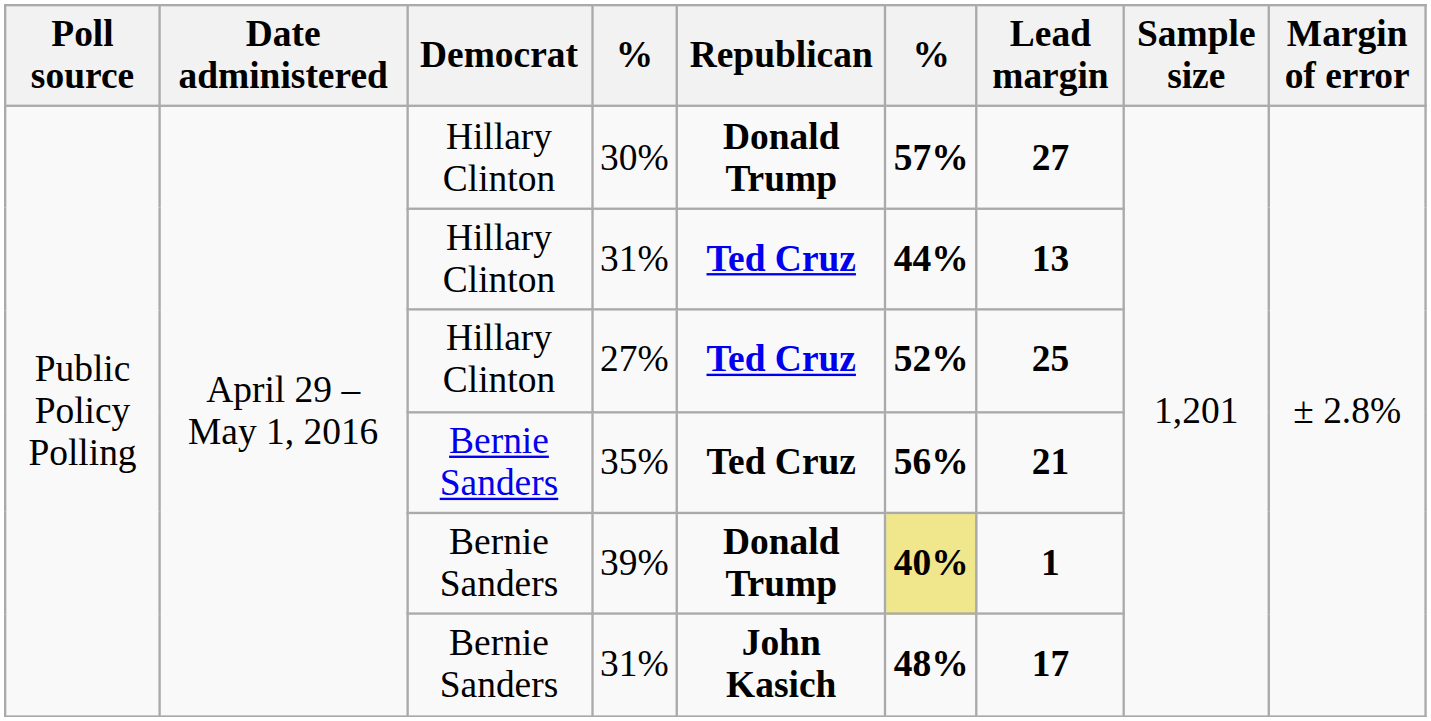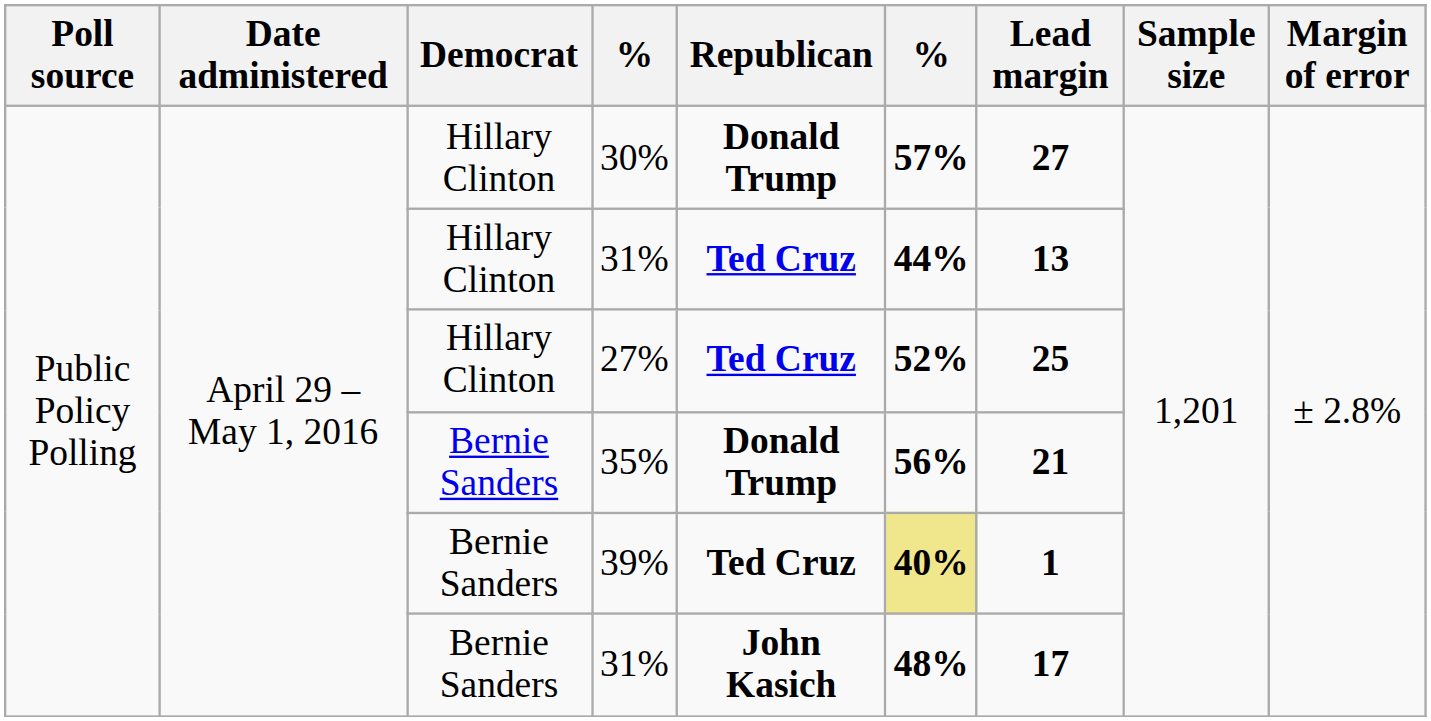(781, 461) Ted Cruz -> (781, 461) Donald Trump
(781, 562) Donald Trump -> (781, 562) Ted Cruz
